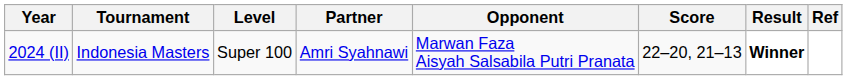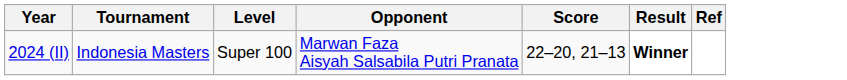- column: (354, 18)
